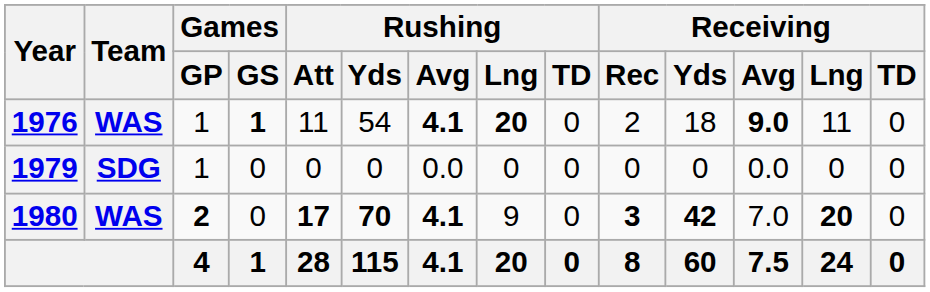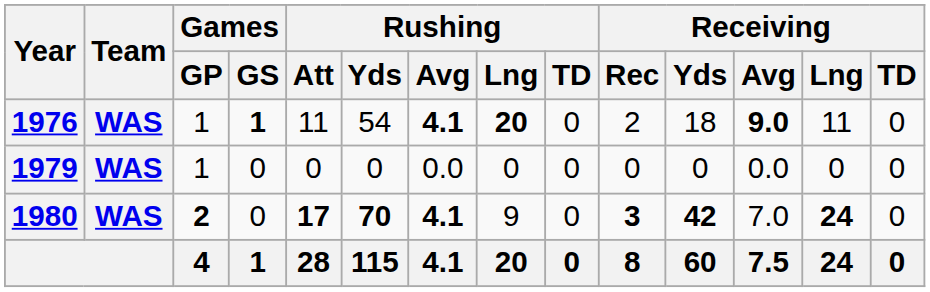(129, 168) SDG -> (129, 168) WAS
(837, 215) 20 -> (837, 215) 24
